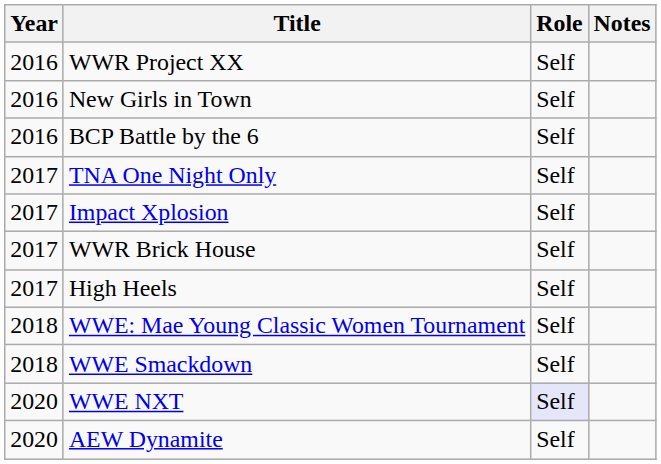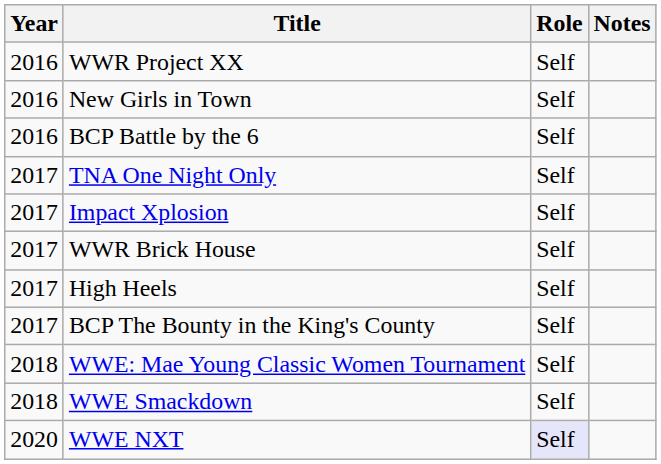+ row: (252, 325)
- row: (146, 439)
